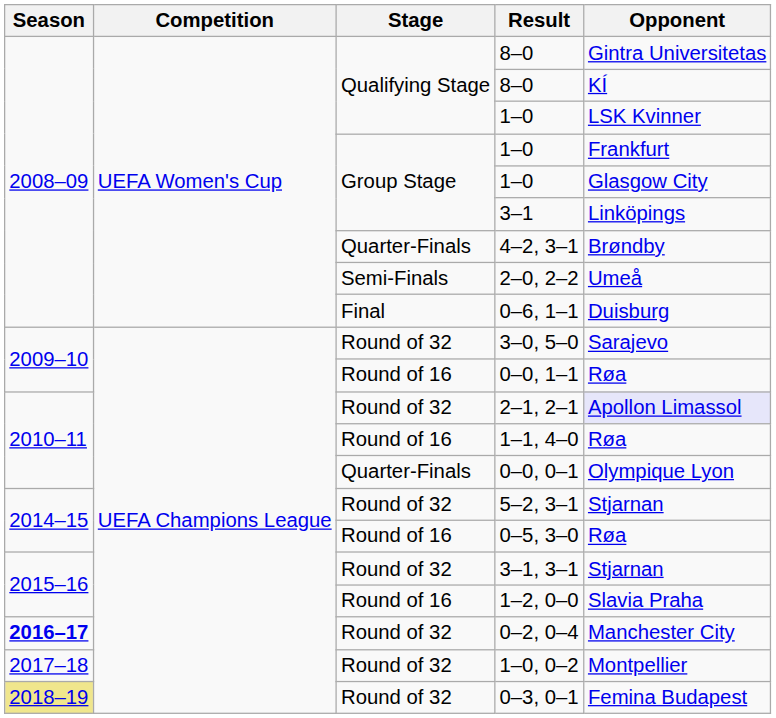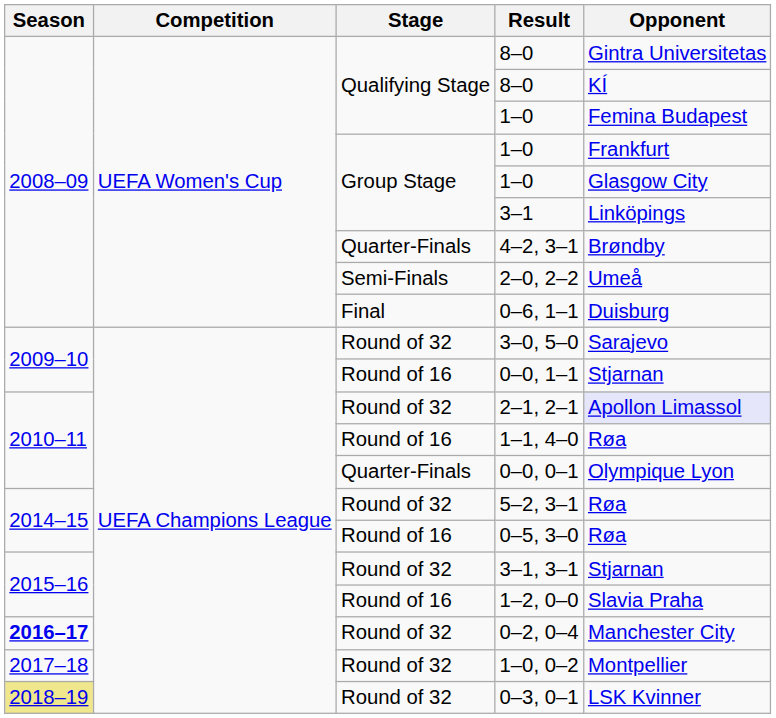(644, 117) LSK Kvinner -> (668, 117) Femina Budapest
(607, 375) Røa -> (626, 375) Stjarnan
(626, 504) Stjarnan -> (607, 504) Røa
(668, 697) Femina Budapest -> (644, 697) LSK Kvinner
